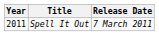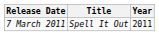columns swapped: (16, 11) <-> (123, 11)
